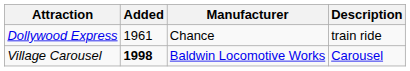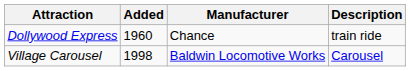(138, 35) 1961 -> (138, 35) 1960
(138, 55) bold -> (138, 55) normal
